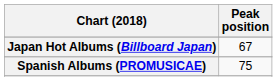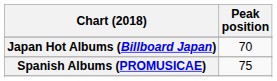(245, 47) 67 -> (245, 47) 70
